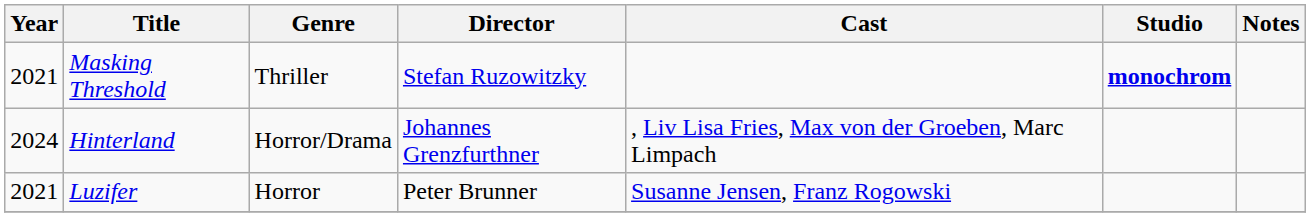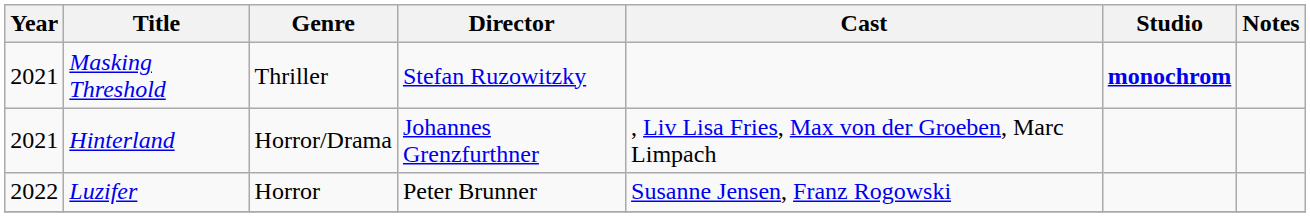(34, 140) 2024 -> (34, 140) 2021
(34, 191) 2021 -> (34, 191) 2022
